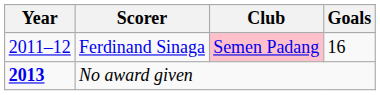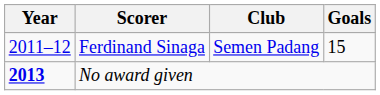(266, 47) pink background -> (266, 47) no background
(336, 47) 16 -> (336, 47) 15
